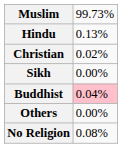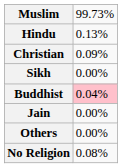(92, 53) 0.02% -> (92, 53) 0.09%
+ row: (39, 113)
